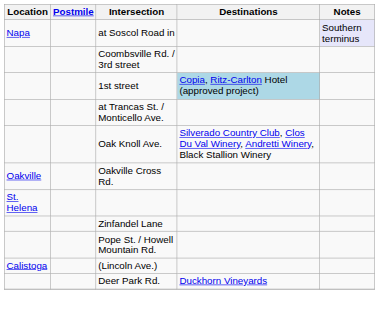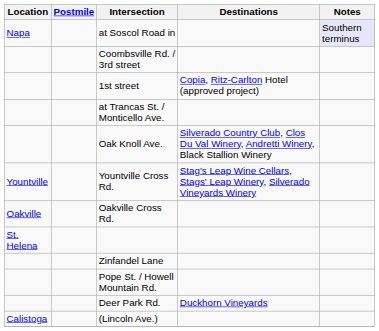(233, 86) lightblue background -> (234, 86) no background
+ row: (27, 181)
rows swapped: (28, 281) <-> (27, 265)
